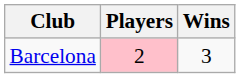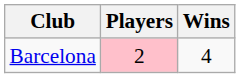(206, 55) 3 -> (206, 55) 4
